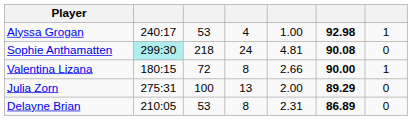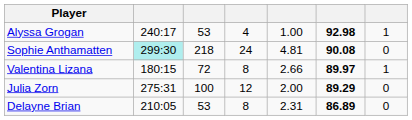(341, 69) 90.00 -> (341, 69) 89.97
(246, 87) 13 -> (246, 87) 12
